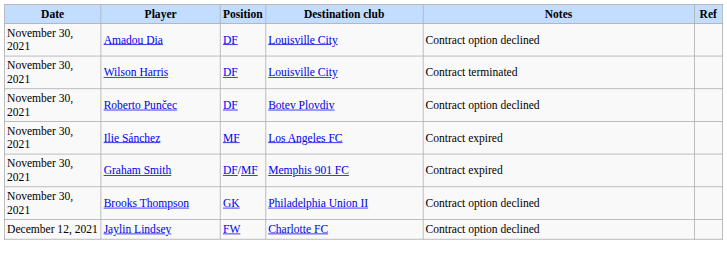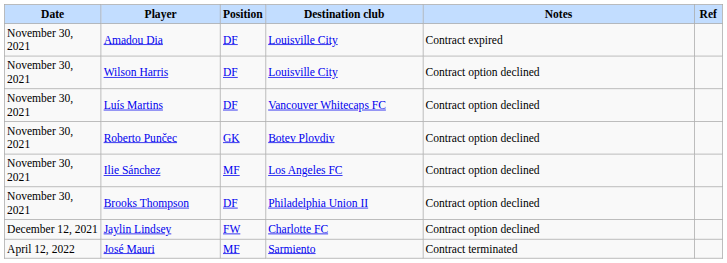(483, 40) Contract option declined -> (464, 40) Contract expired
(472, 72) Contract terminated -> (483, 72) Contract option declined
+ row: (133, 105)
(230, 105) DF -> (231, 138) GK
(464, 138) Contract expired -> (483, 171) Contract option declined
- row: (137, 171)
(231, 203) GK -> (230, 203) DF
+ row: (129, 248)
